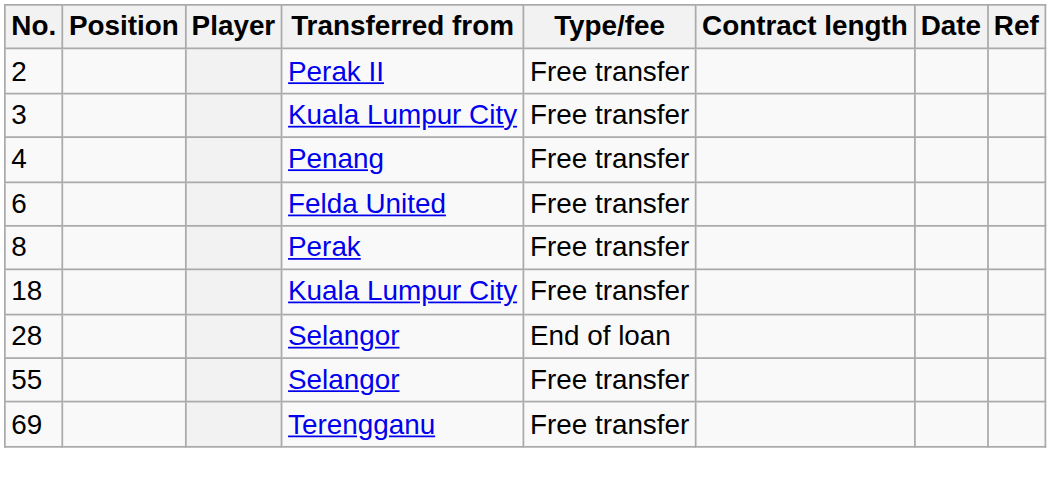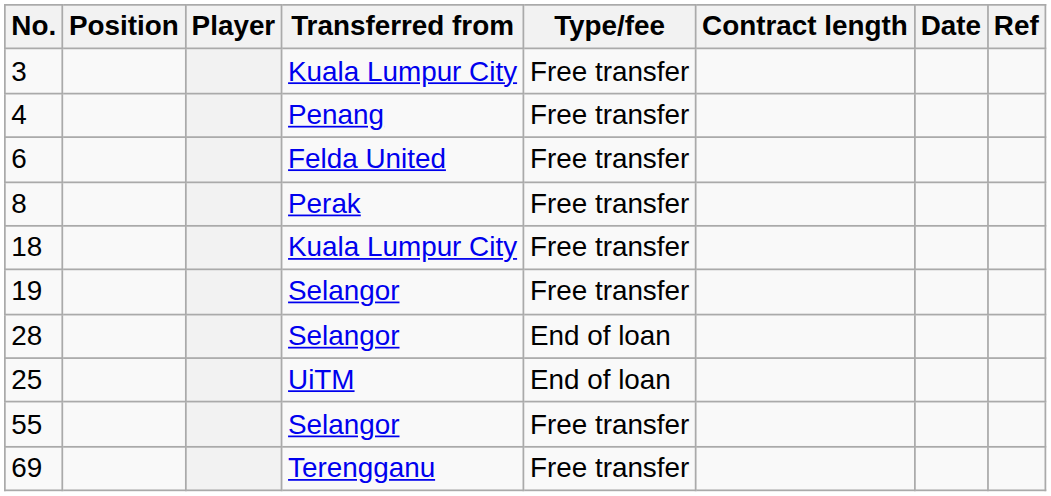- row: (19, 70)
+ row: (27, 291)
+ row: (27, 379)
